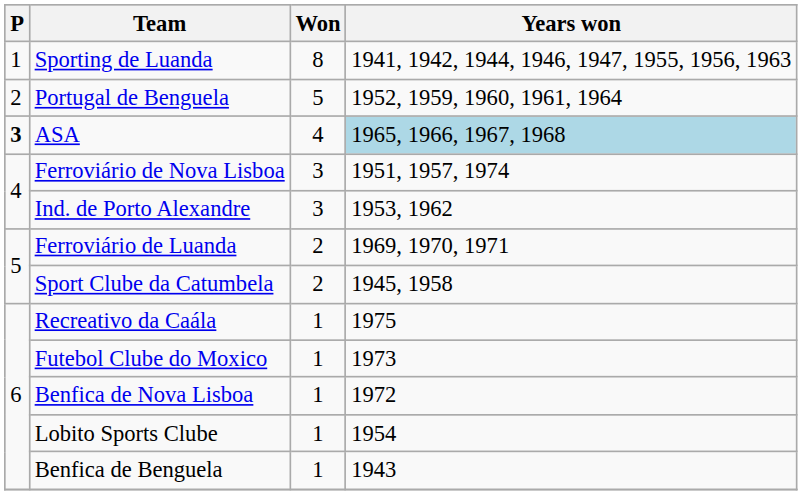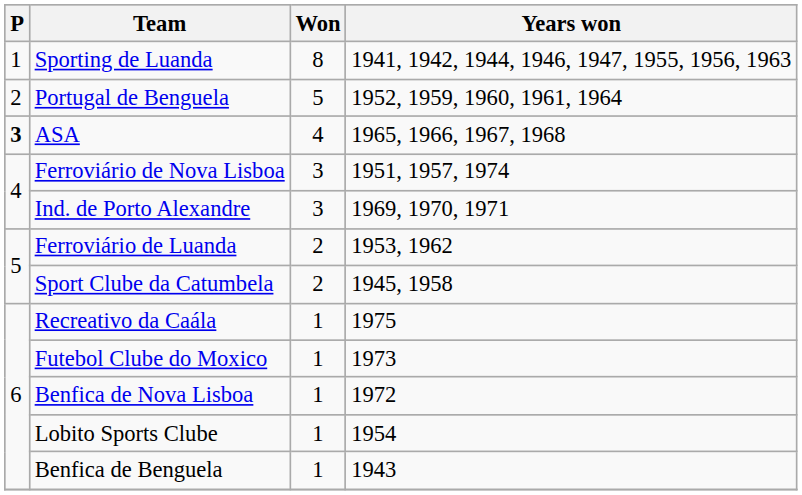(458, 134) lightblue background -> (458, 134) no background
(402, 208) 1953, 1962 -> (430, 208) 1969, 1970, 1971
(430, 246) 1969, 1970, 1971 -> (402, 246) 1953, 1962
